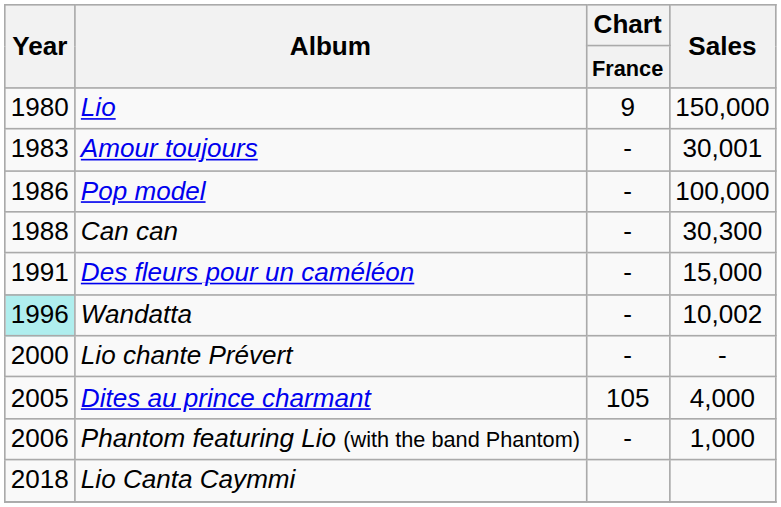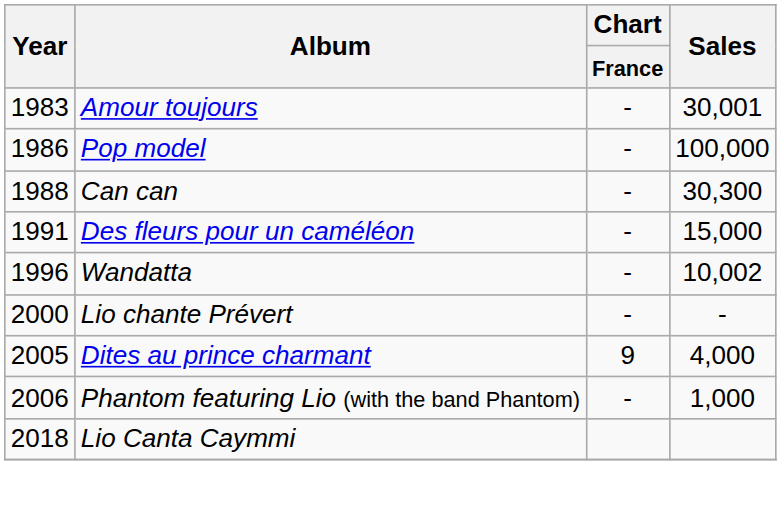- row: (98, 107)
(40, 314) paleturquoise background -> (40, 273) no background
(628, 397) 105 -> (628, 356) 9
